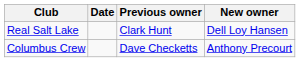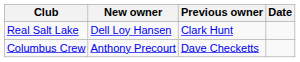columns swapped: (249, 13) <-> (102, 13)
